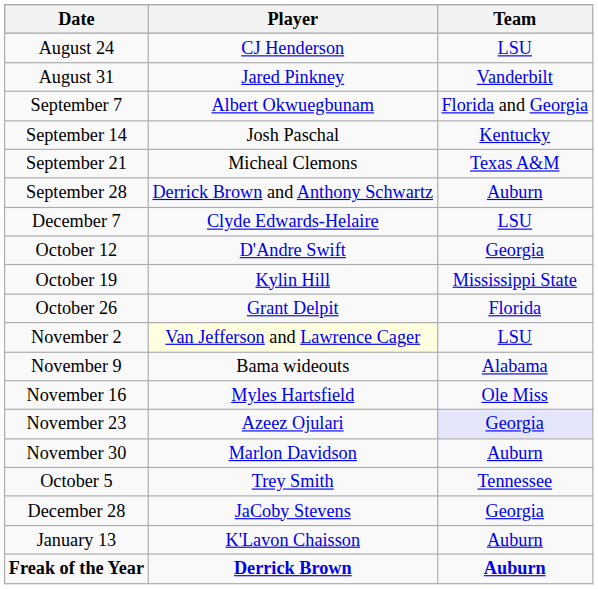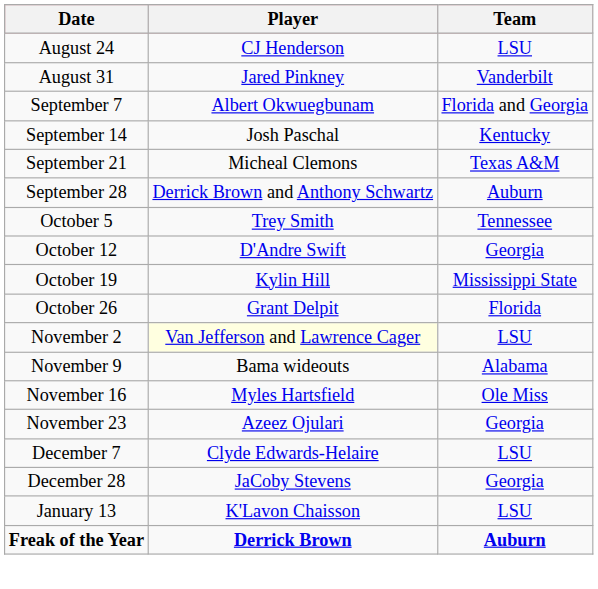rows swapped: (76, 481) <-> (76, 221)
(515, 423) lavender background -> (515, 423) no background
- row: (76, 452)
(515, 539) Auburn -> (515, 510) LSU
